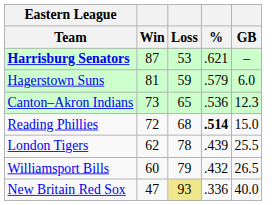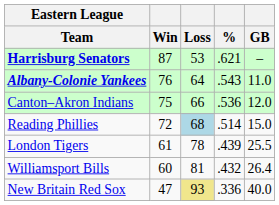- row: (56, 80)
+ row: (77, 80)
(152, 102) 73 -> (165, 102) 75
(184, 102) 65 -> (197, 102) 66
(247, 102) 12.3 -> (260, 102) 12.0
(184, 124) no background -> (197, 124) lightblue background
(216, 124) bold -> (229, 124) normal
(152, 146) 62 -> (165, 146) 61
(184, 168) 79 -> (197, 168) 81
(247, 168) 26.5 -> (260, 168) 26.4
